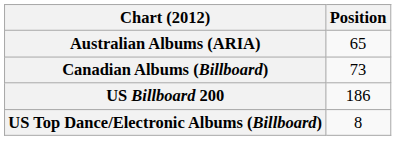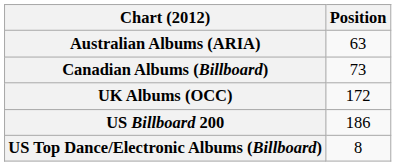(358, 43) 65 -> (358, 43) 63
+ row: (165, 95)
